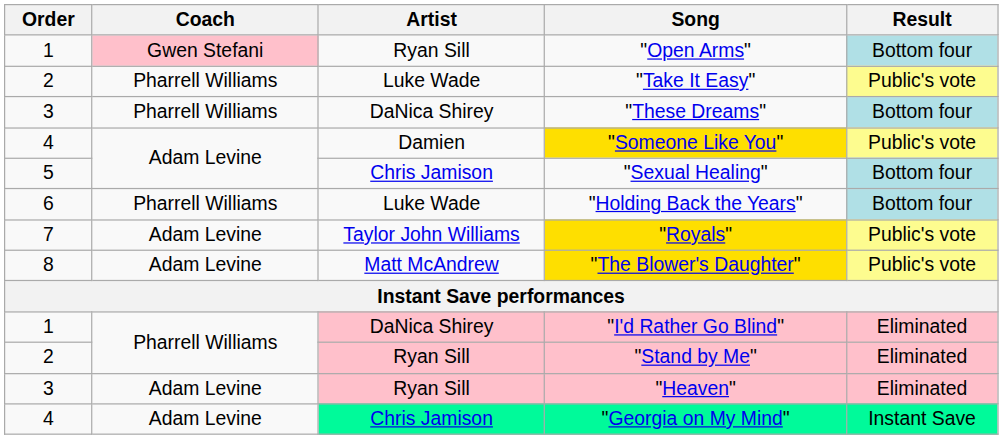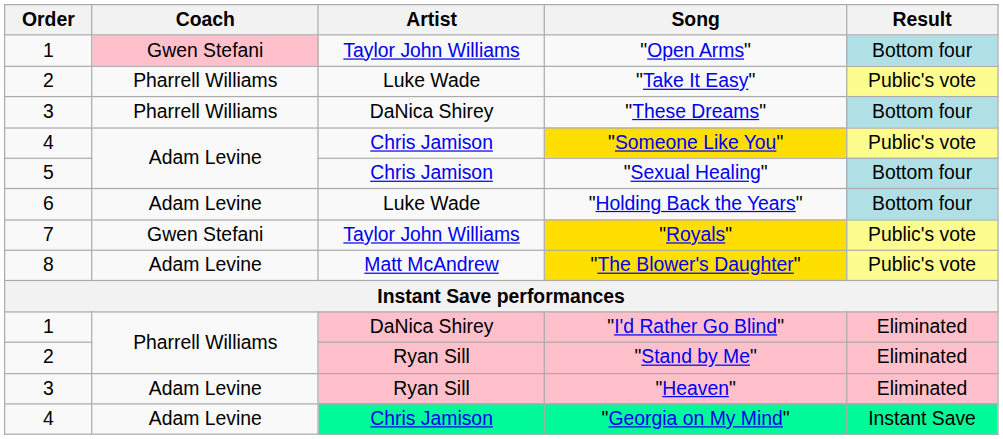(432, 50) Ryan Sill -> (432, 50) Taylor John Williams
(432, 142) Damien -> (432, 142) Chris Jamison
(205, 204) Pharrell Williams -> (205, 204) Adam Levine
(205, 234) Adam Levine -> (205, 234) Gwen Stefani
